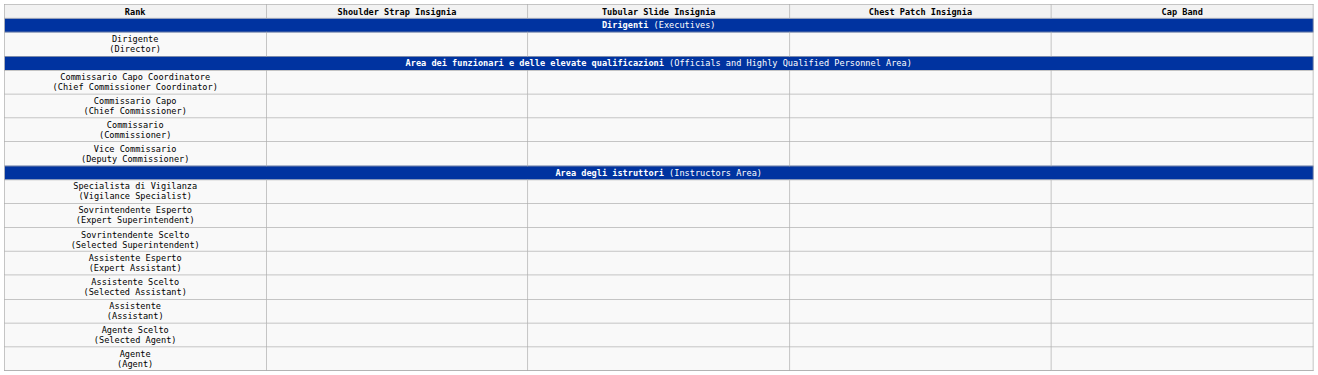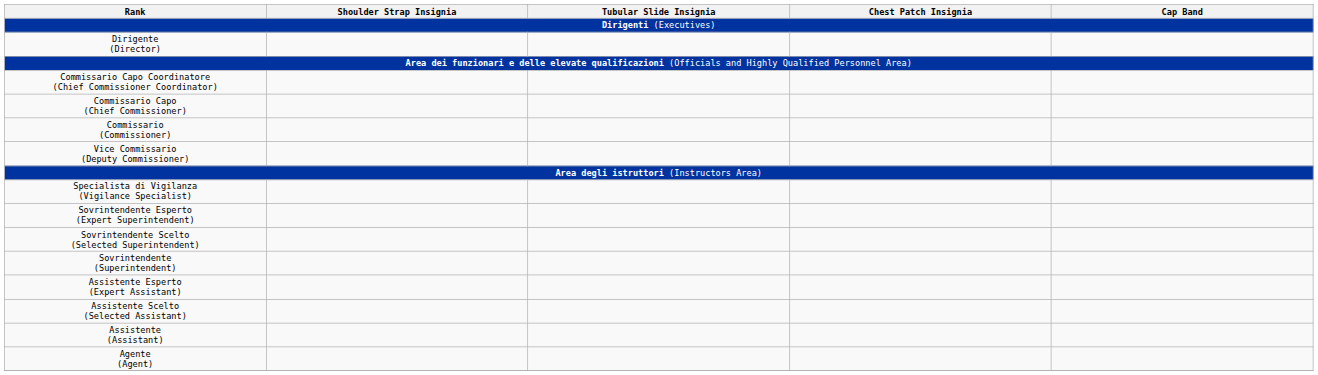+ row: (135, 263)
- row: (135, 335)
